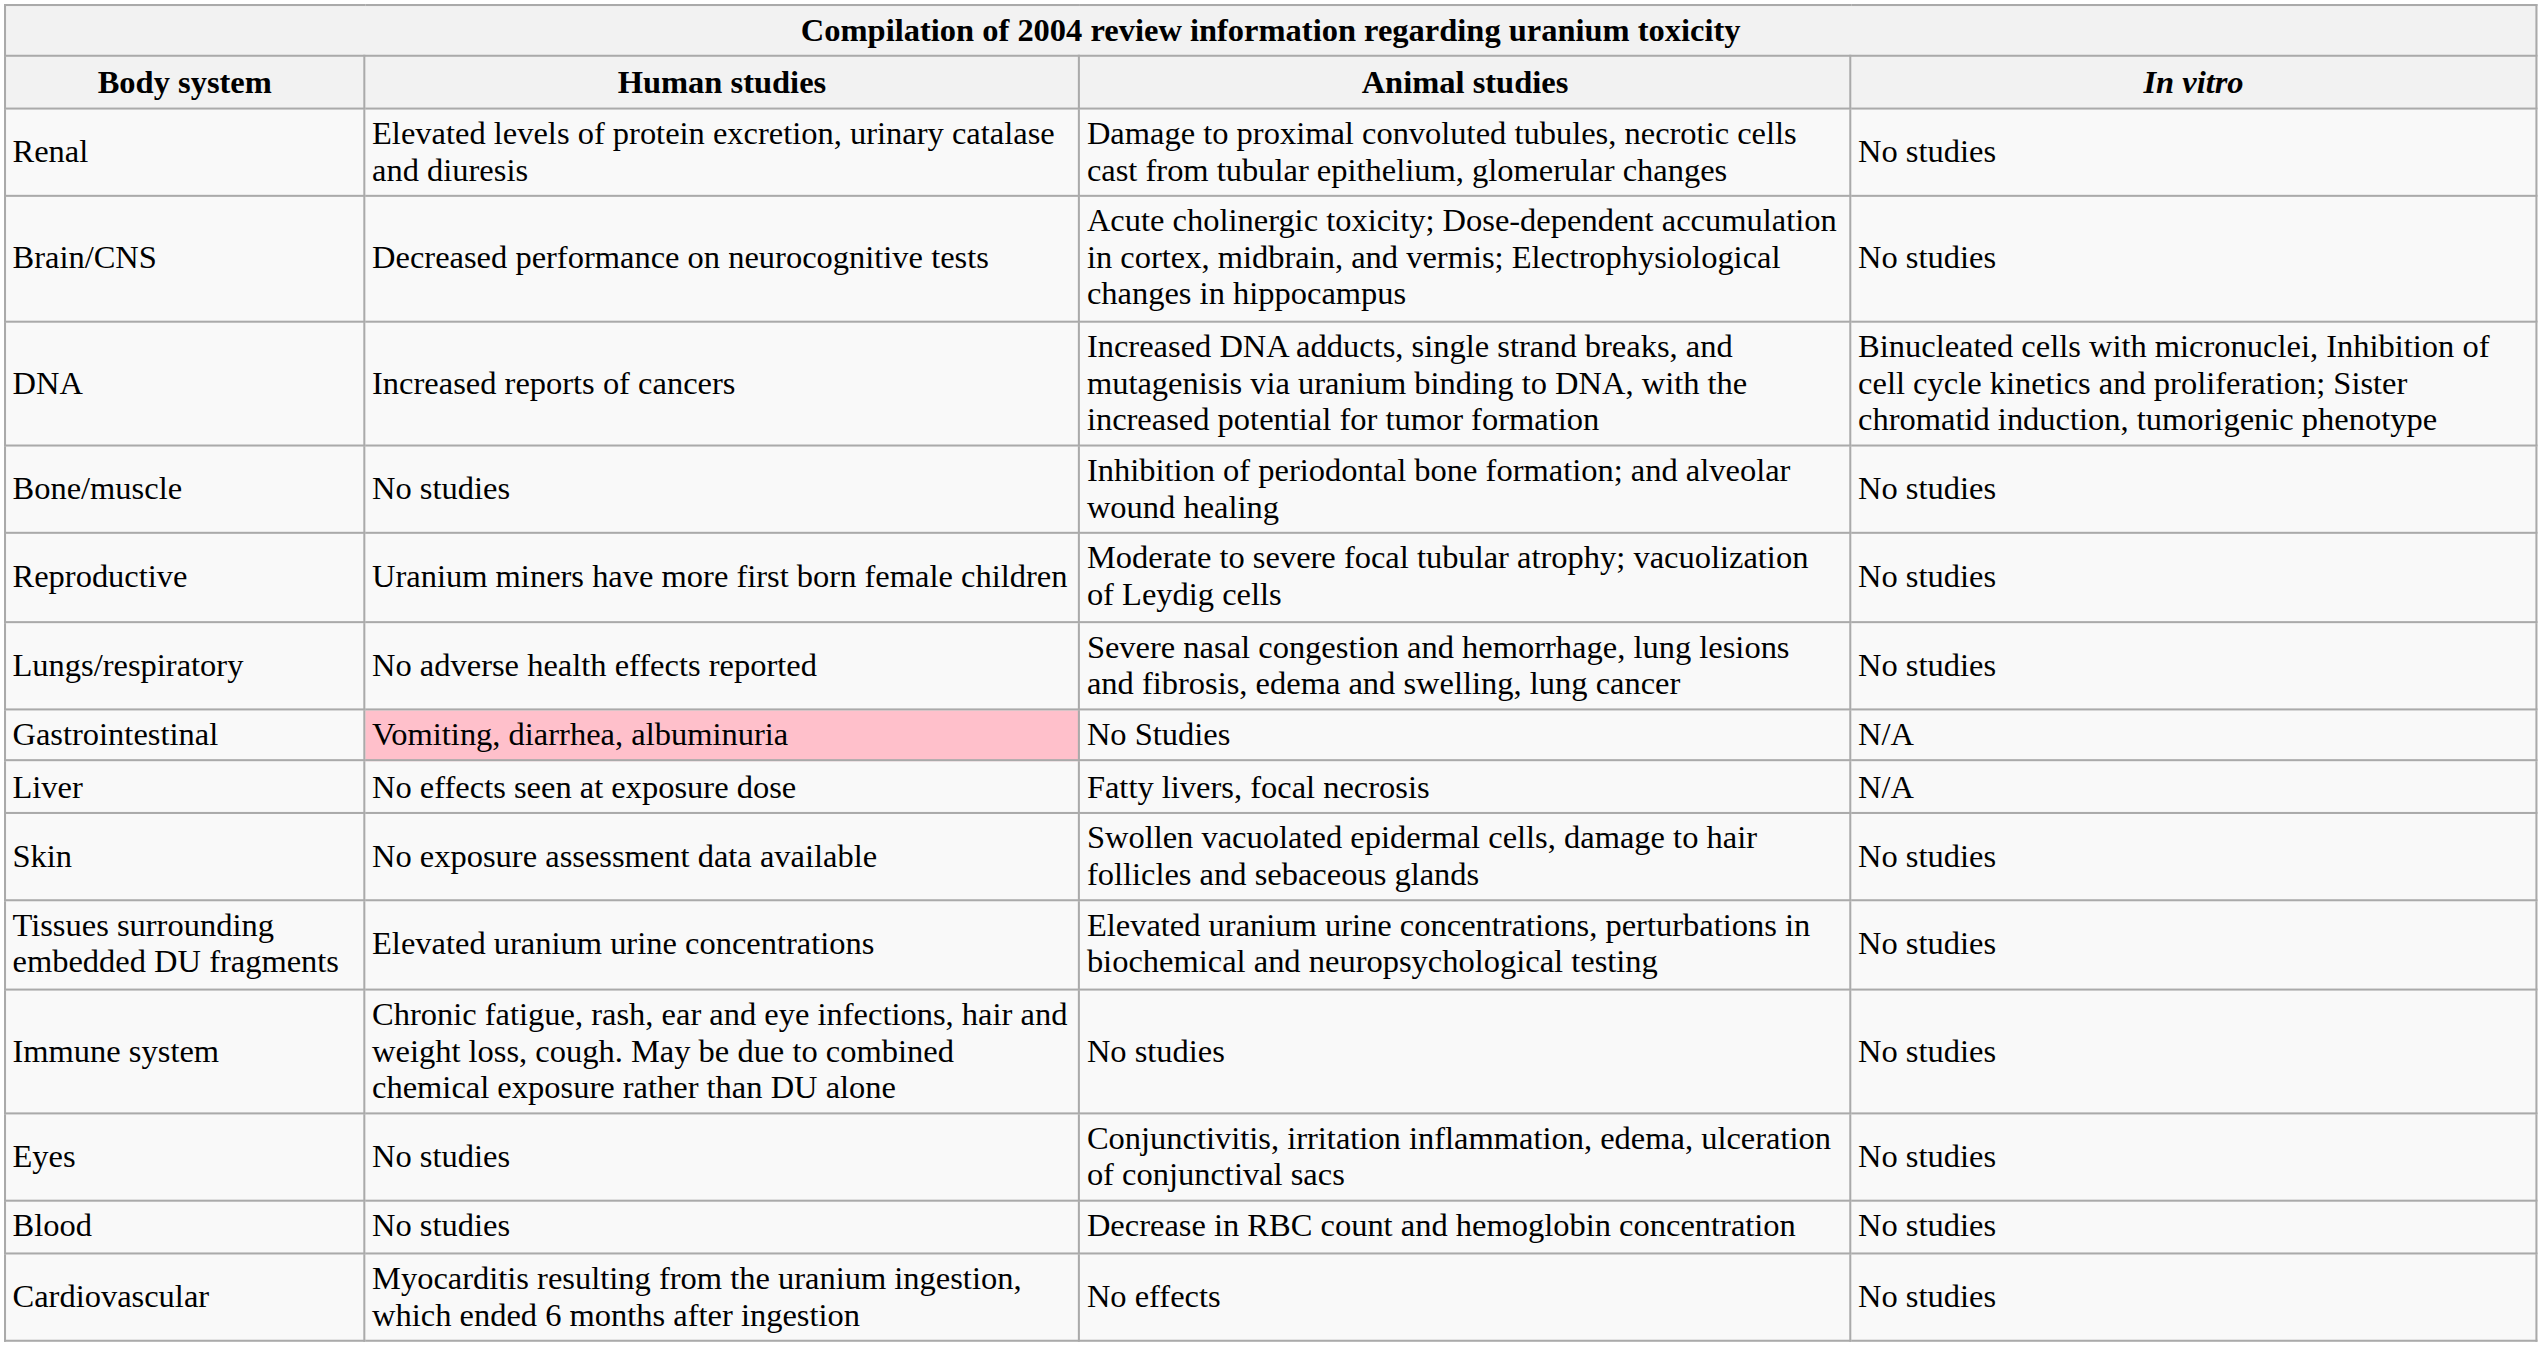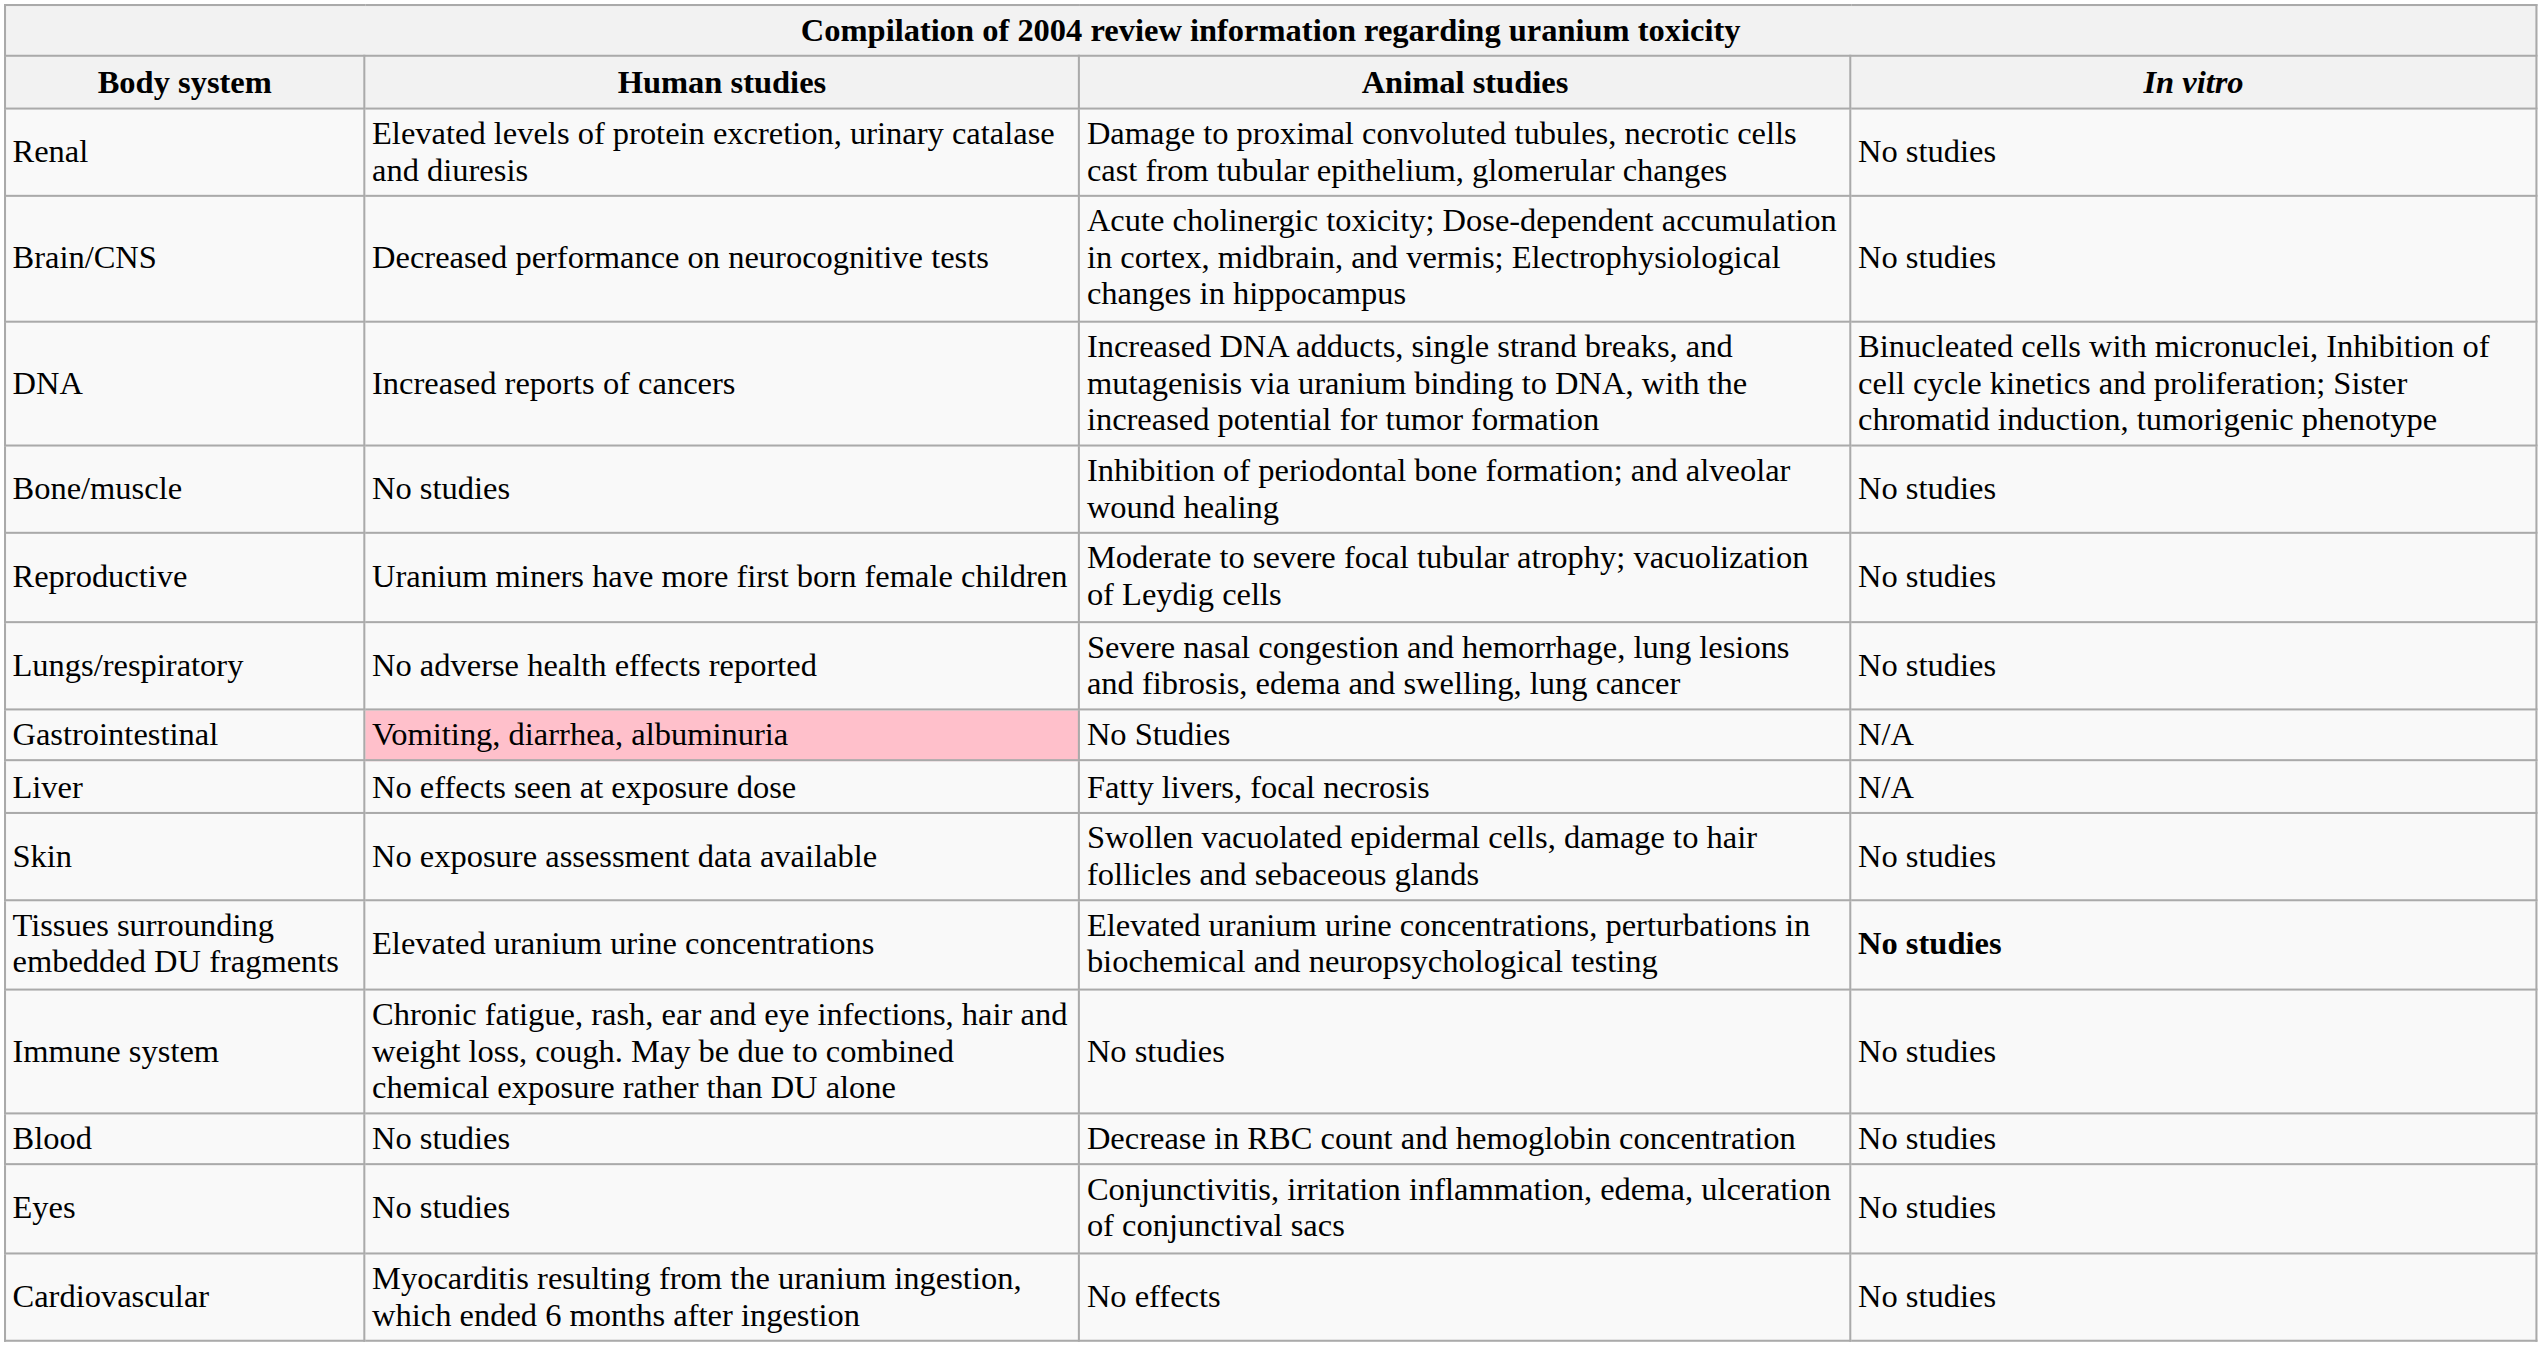(1927, 944) normal -> (1930, 944) bold
rows swapped: (44, 1156) <-> (52, 1226)
